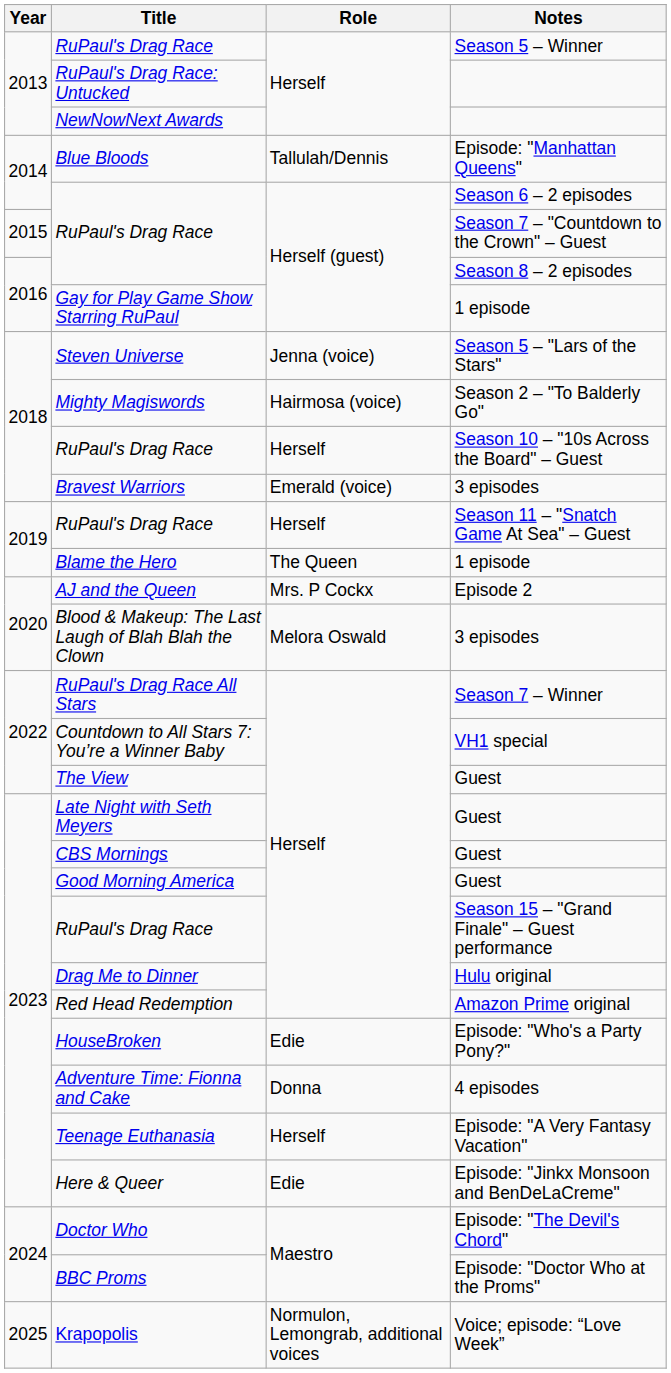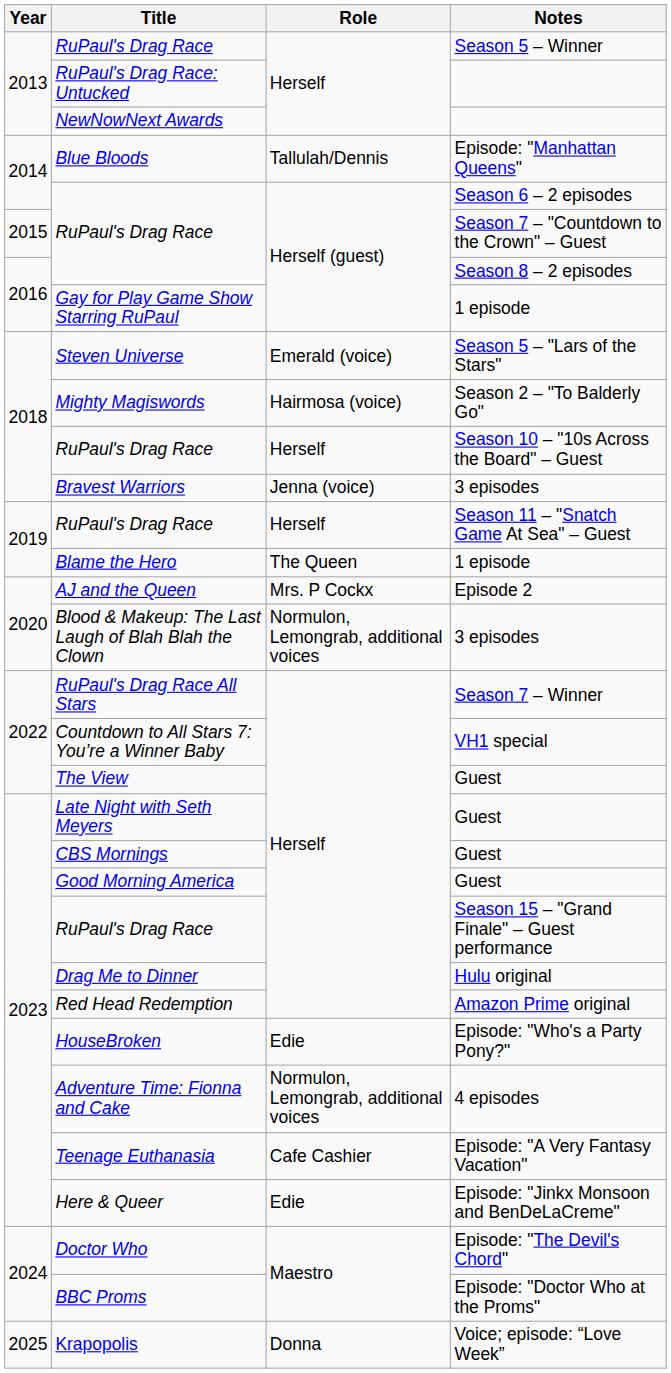(322, 355) Jenna (voice) -> (331, 355) Emerald (voice)
(331, 487) Emerald (voice) -> (322, 487) Jenna (voice)
(328, 637) Melora Oswald -> (356, 637) Normulon, Lemongrab, additional voices
(296, 1088) Donna -> (356, 1098) Normulon, Lemongrab, additional voices
(297, 1136) Herself -> (321, 1155) Cafe Cashier
(356, 1335) Normulon, Lemongrab, additional voices -> (296, 1344) Donna
